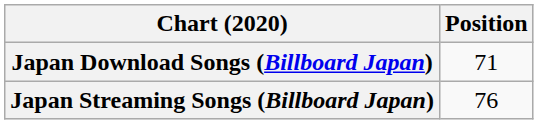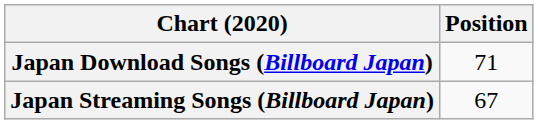(486, 99) 76 -> (486, 99) 67
